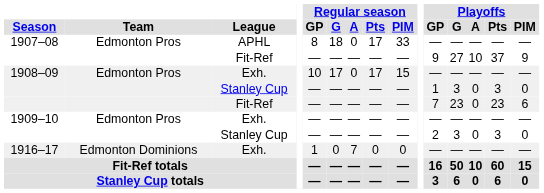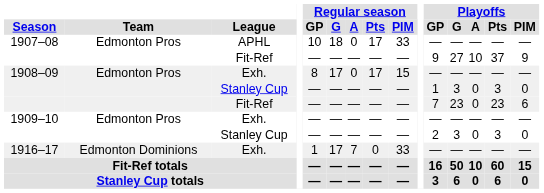(315, 42) 8 -> (315, 42) 10
(315, 73) 10 -> (315, 73) 8
(336, 150) 0 -> (336, 150) 17
(403, 150) 0 -> (403, 150) 33
